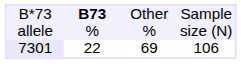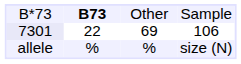rows swapped: (35, 31) <-> (35, 48)
